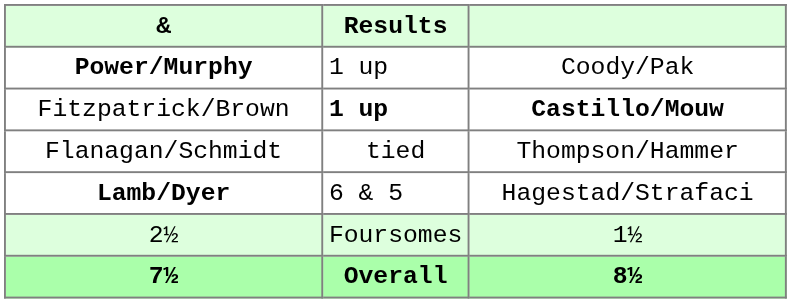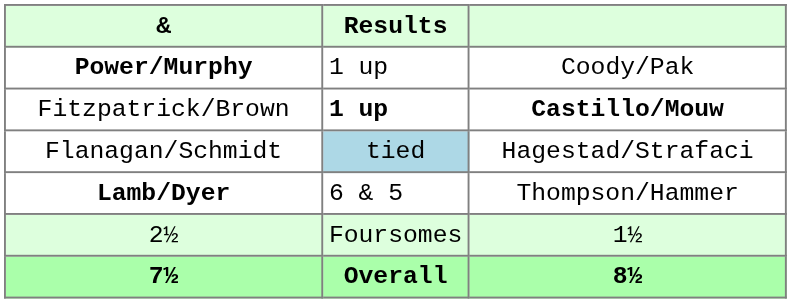(396, 151) no background -> (396, 151) lightblue background
(628, 151) Thompson/Hammer -> (628, 151) Hagestad/Strafaci
(628, 193) Hagestad/Strafaci -> (628, 193) Thompson/Hammer
